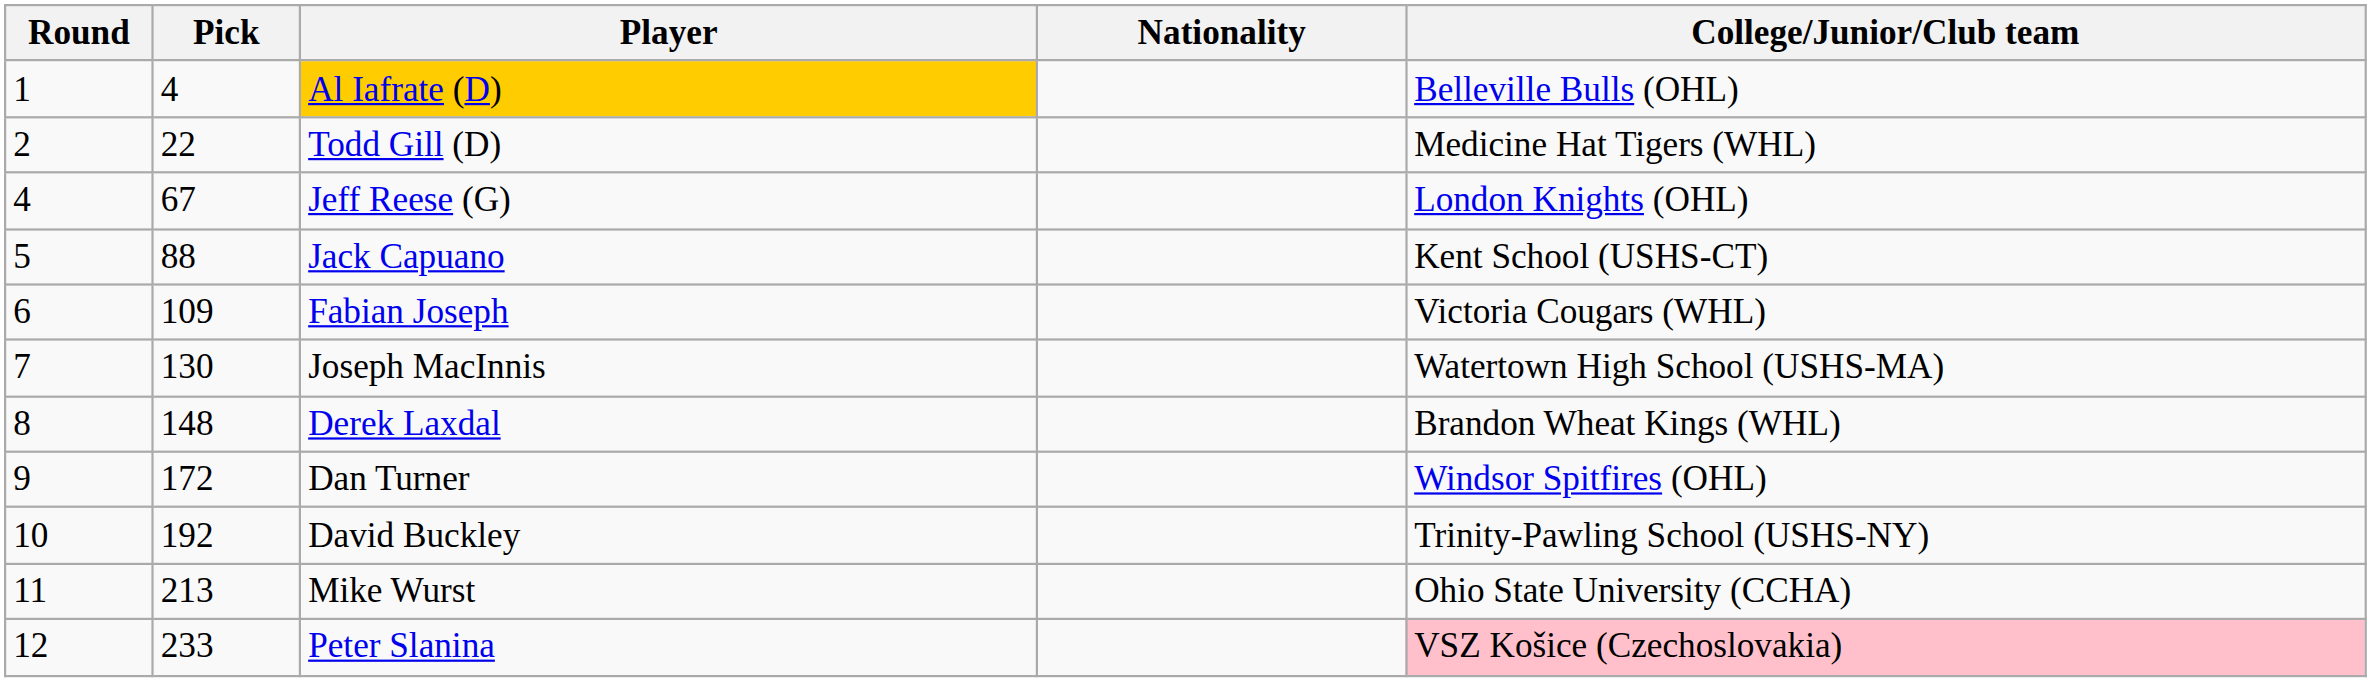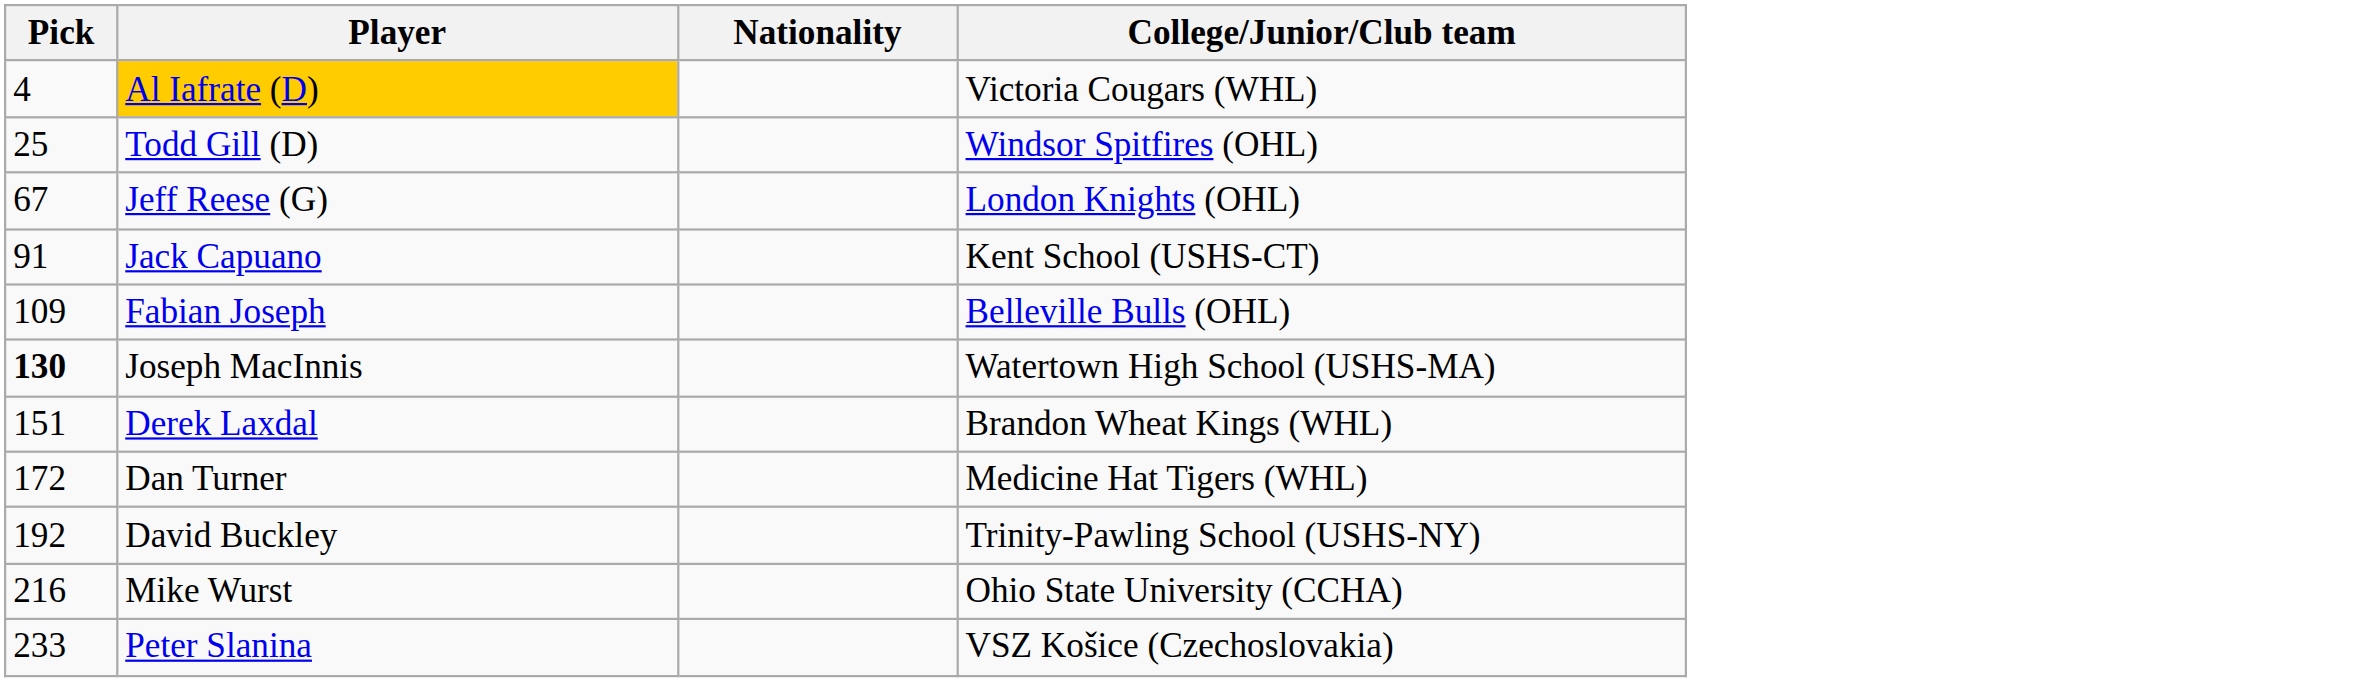- column: (79, 32)
(1576, 88) Belleville Bulls (OHL) -> (1141, 88) Victoria Cougars (WHL)
(178, 144) 22 -> (31, 144) 25
(1615, 144) Medicine Hat Tigers (WHL) -> (1142, 144) Windsor Spitfires (OHL)
(178, 255) 88 -> (31, 255) 91
(1590, 311) Victoria Cougars (WHL) -> (1128, 311) Belleville Bulls (OHL)
(187, 367) normal -> (40, 367) bold
(187, 423) 148 -> (40, 423) 151
(1590, 479) Windsor Spitfires (OHL) -> (1166, 479) Medicine Hat Tigers (WHL)
(187, 590) 213 -> (40, 590) 216
(1628, 646) pink background -> (1180, 646) no background
